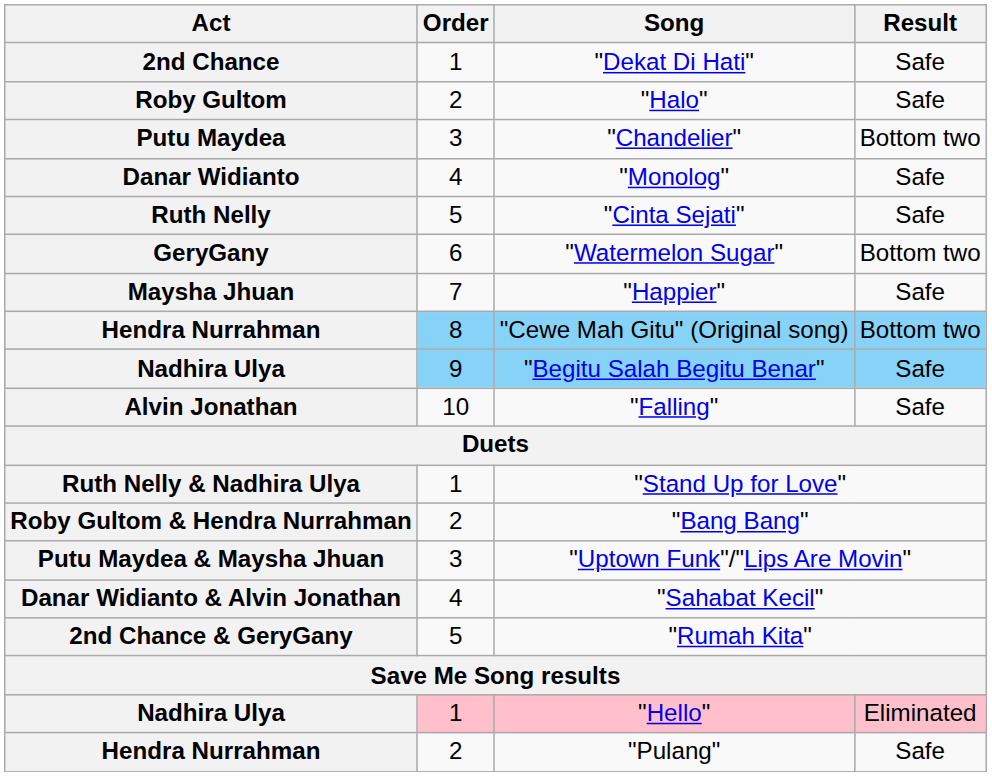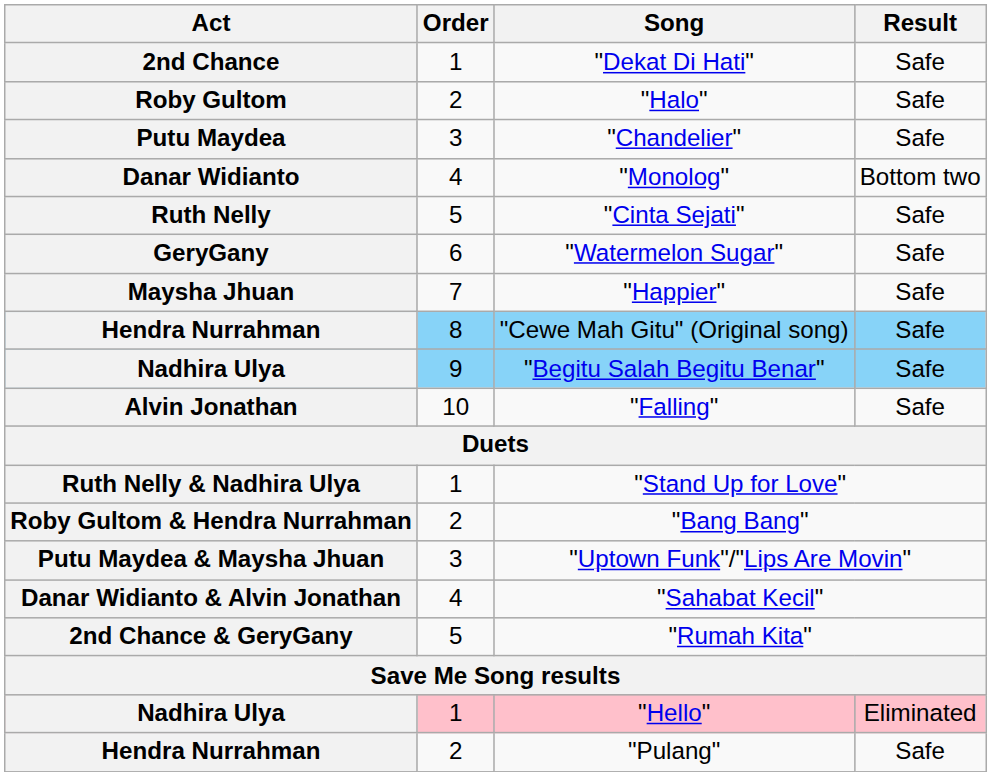(920, 138) Bottom two -> (920, 138) Safe
(920, 176) Safe -> (920, 176) Bottom two
(920, 253) Bottom two -> (920, 253) Safe
(920, 330) Bottom two -> (920, 330) Safe
